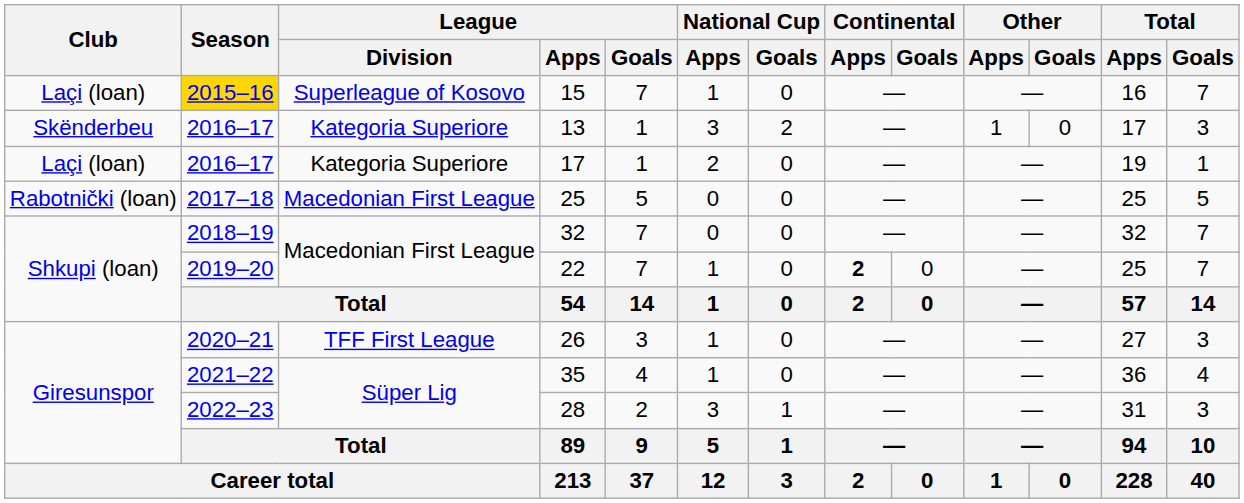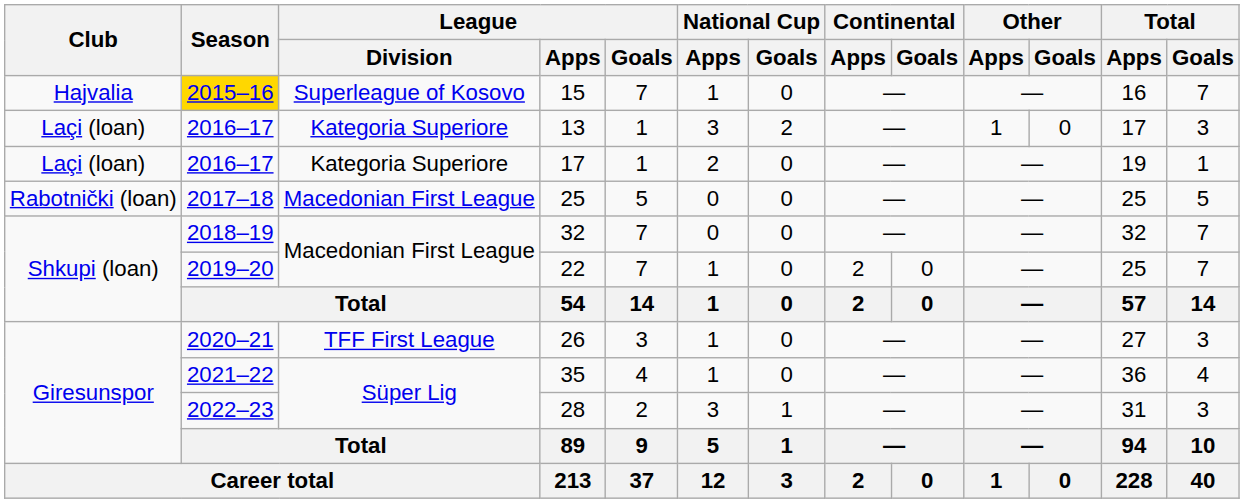(93, 92) Laçi (loan) -> (93, 92) Hajvalia
(93, 127) Skënderbeu -> (93, 127) Laçi (loan)
(858, 269) bold -> (858, 269) normal
